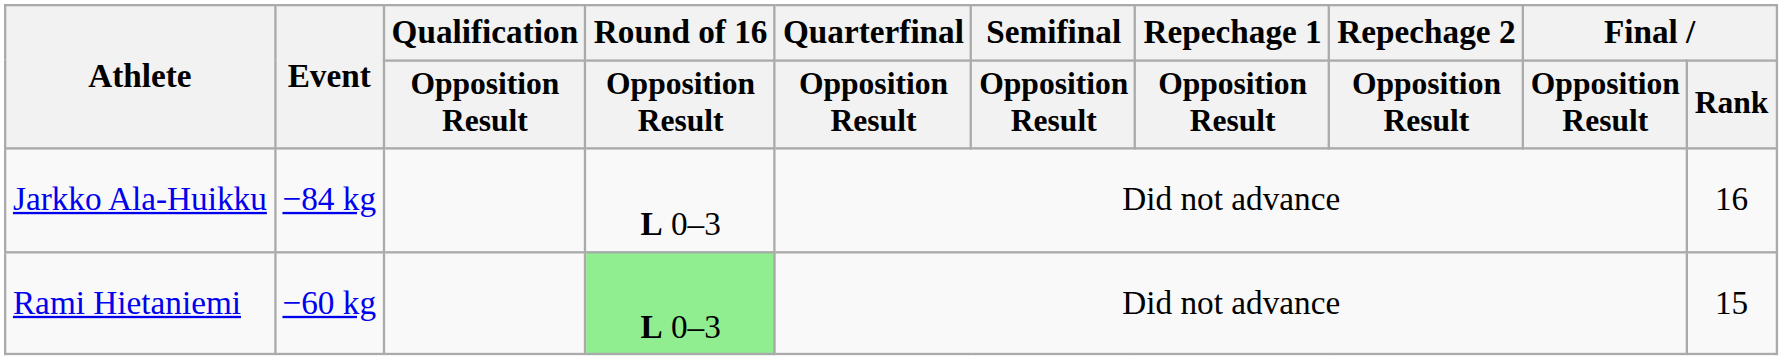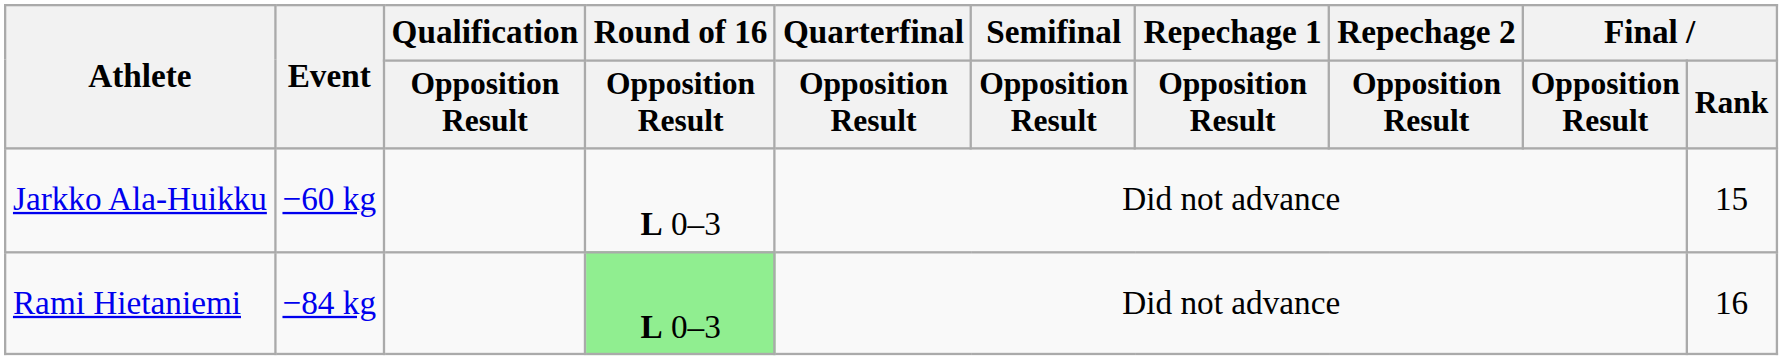(329, 200) −84 kg -> (329, 200) −60 kg
(1732, 200) 16 -> (1732, 200) 15
(329, 302) −60 kg -> (329, 302) −84 kg
(1732, 302) 15 -> (1732, 302) 16
